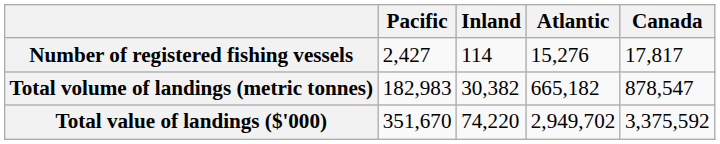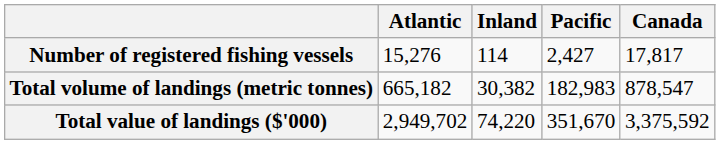columns swapped: (417, 21) <-> (573, 21)
